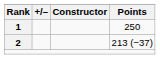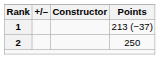(132, 27) 250 -> (132, 27) 213 (−37)
(132, 42) 213 (−37) -> (132, 42) 250
